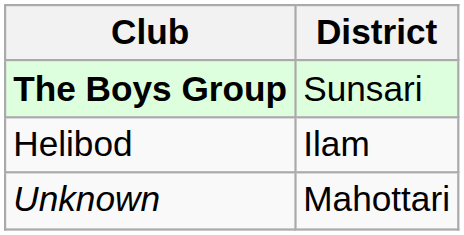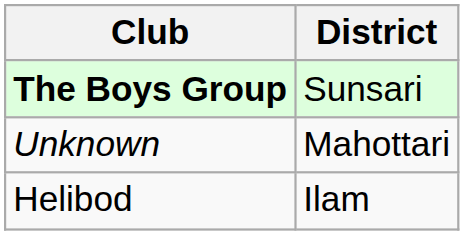rows swapped: (73, 144) <-> (87, 199)
